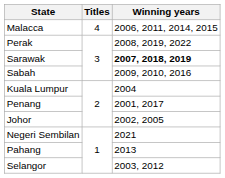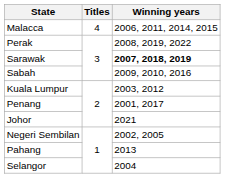(125, 88) 2004 -> (139, 88) 2003, 2012
(139, 119) 2002, 2005 -> (125, 119) 2021
(125, 134) 2021 -> (139, 134) 2002, 2005
(139, 165) 2003, 2012 -> (125, 165) 2004
